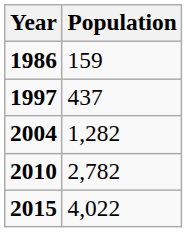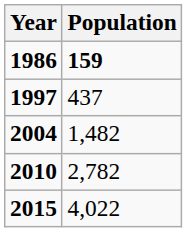(85, 60) normal -> (85, 60) bold
(94, 134) 1,282 -> (94, 134) 1,482
